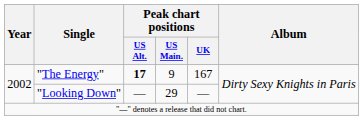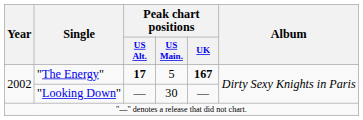(171, 74) 9 -> (171, 74) 5
(203, 74) normal -> (203, 74) bold
(171, 93) 29 -> (171, 93) 30
